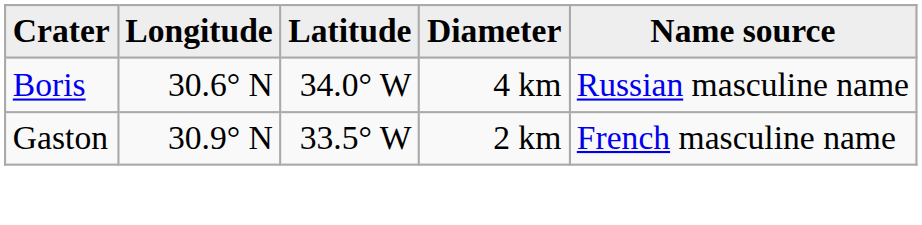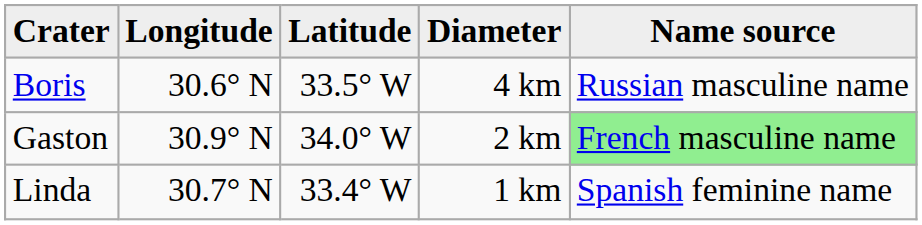(356, 84) 34.0° W -> (356, 84) 33.5° W
(356, 137) 33.5° W -> (356, 137) 34.0° W
(736, 137) no background -> (736, 137) lightgreen background
+ row: (52, 191)
